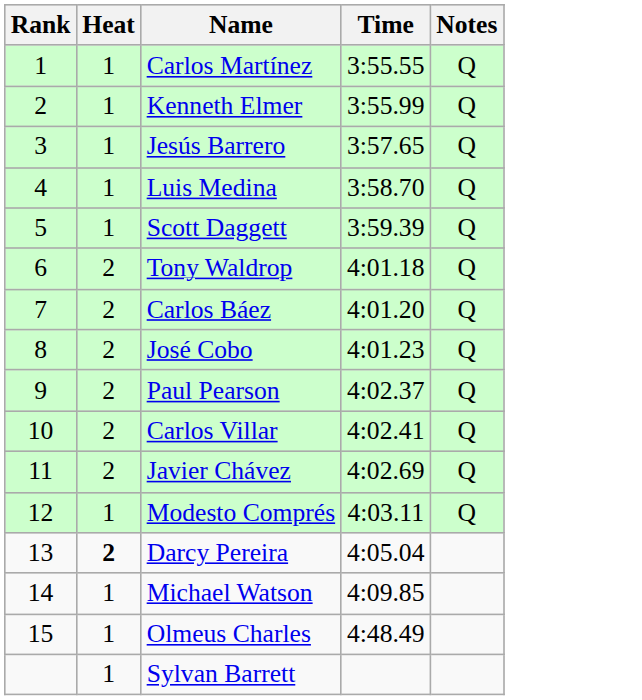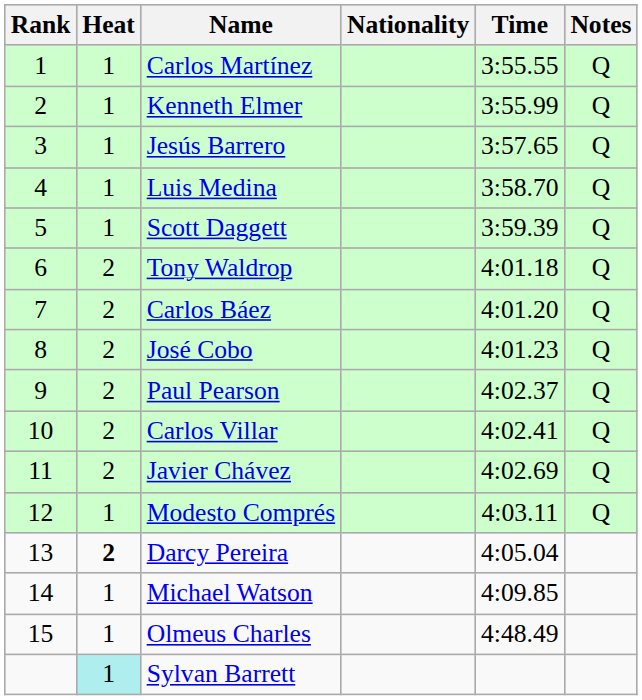+ column: (408, 24)
(109, 674) no background -> (109, 674) paleturquoise background
